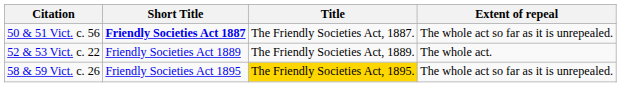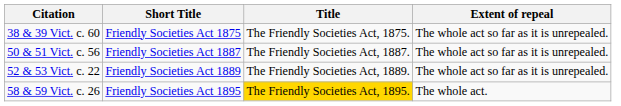+ row: (53, 33)
(175, 33) bold -> (173, 52) normal
(456, 52) The whole act. -> (512, 71) The whole act so far as it is unrepealed.
(517, 71) The whole act so far as it is unrepealed. -> (451, 91) The whole act.
